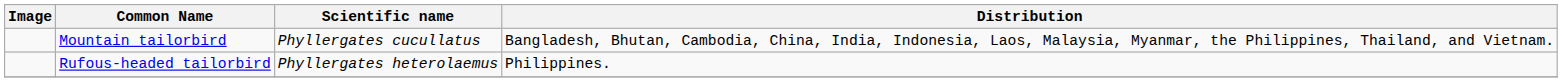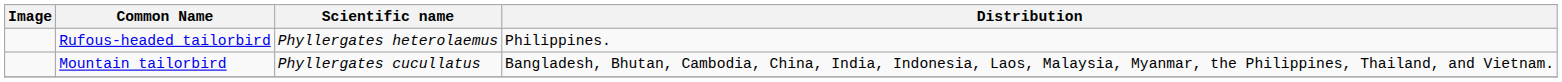rows swapped: (143, 40) <-> (165, 64)
